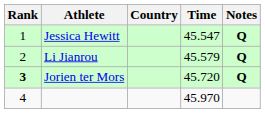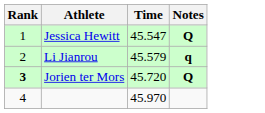- column: (154, 14)
(242, 56) Q -> (188, 56) q
